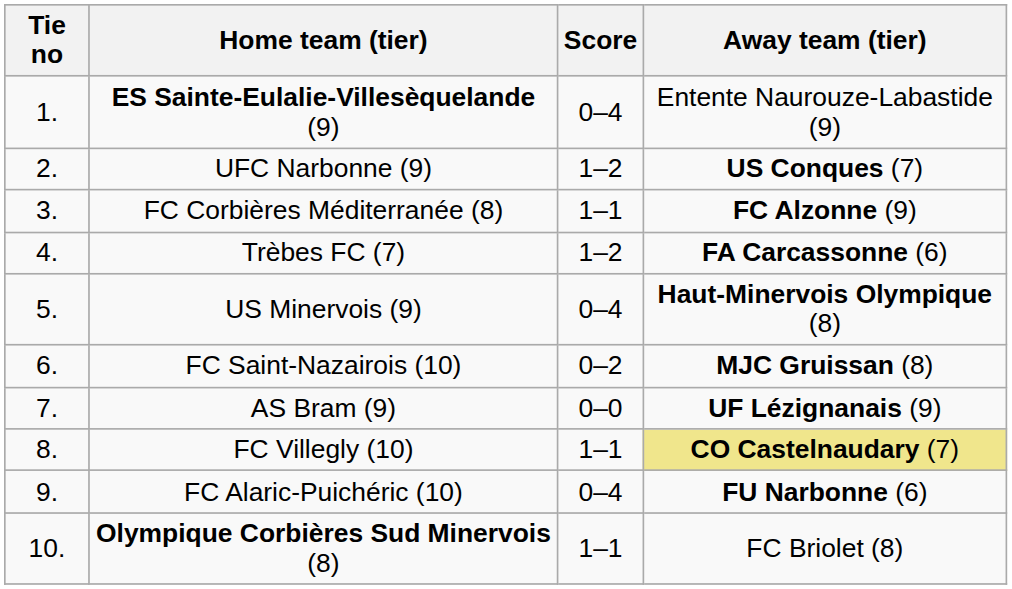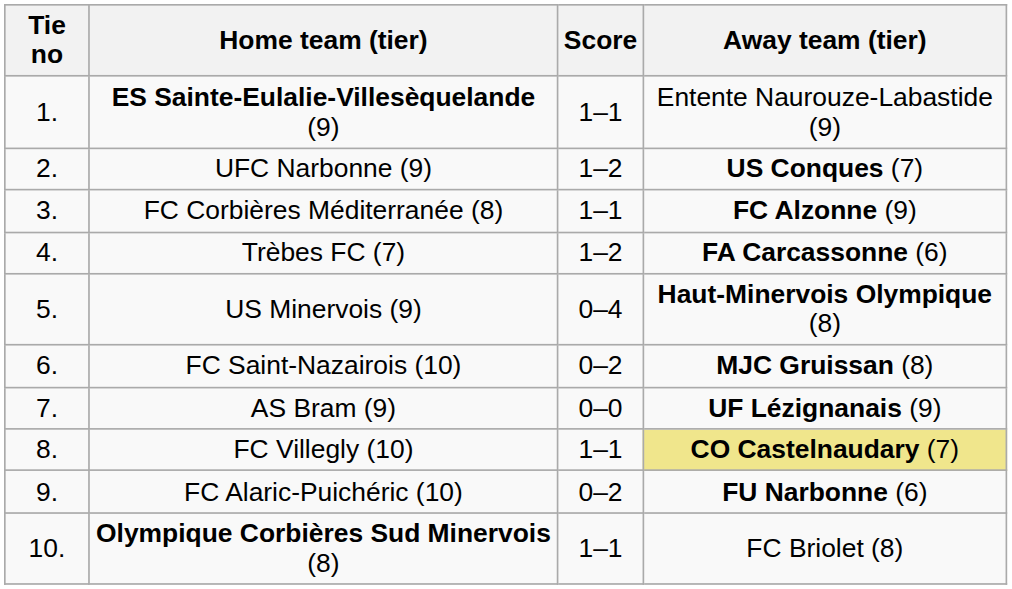(601, 111) 0–4 -> (601, 111) 1–1
(601, 491) 0–4 -> (601, 491) 0–2
